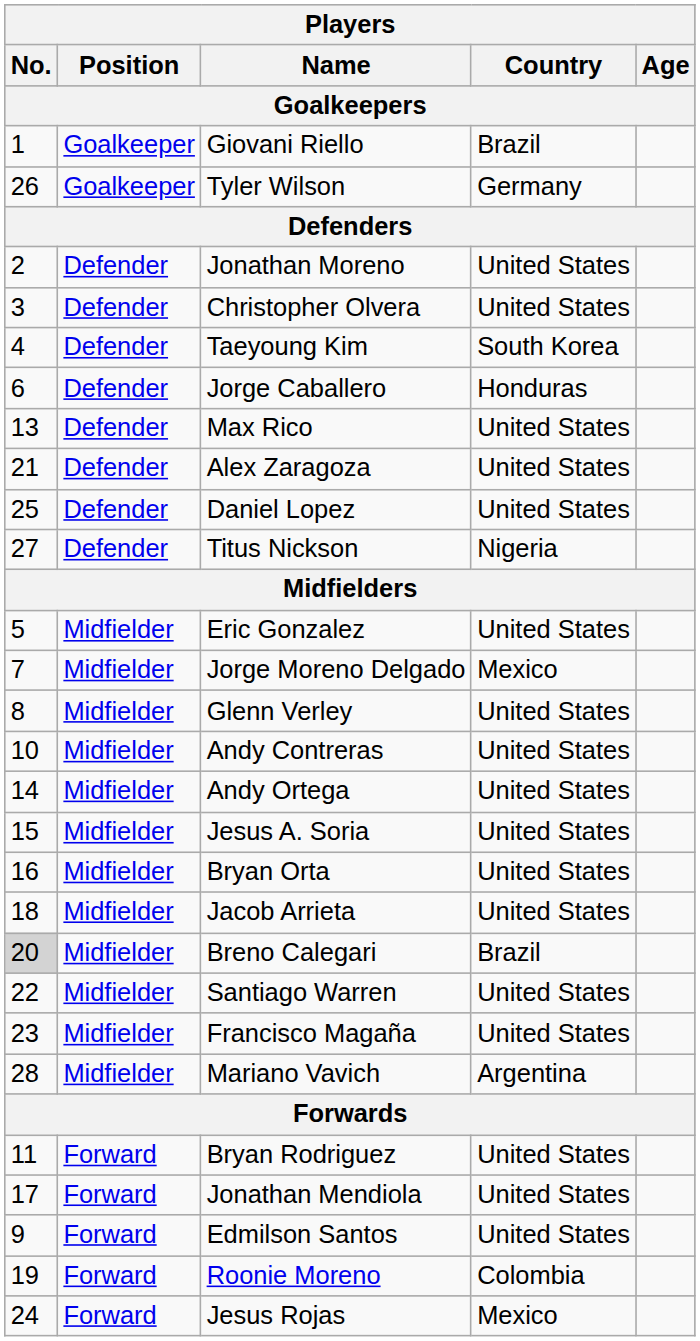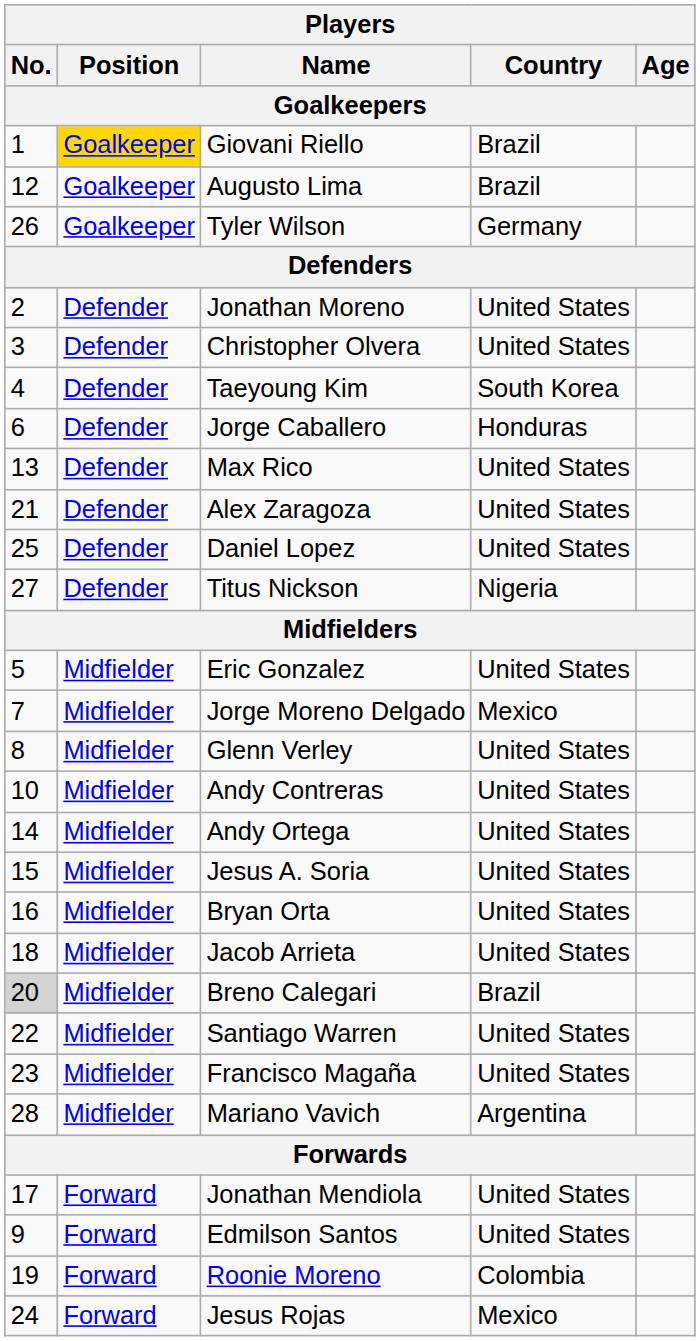(129, 145) no background -> (129, 145) gold background
+ row: (284, 186)
- row: (301, 1154)
